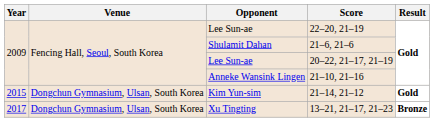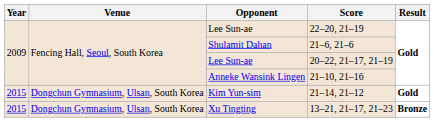(16, 109) 2017 -> (16, 109) 2015
